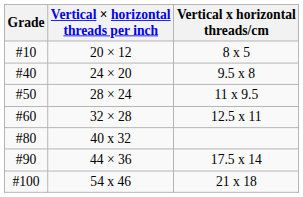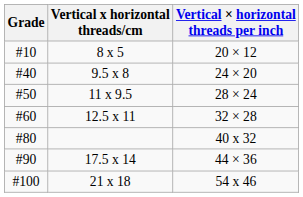columns swapped: (111, 22) <-> (236, 22)
